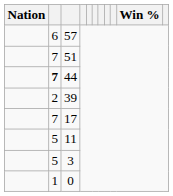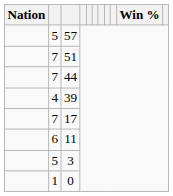(55, 35) 6 -> (55, 35) 5
(55, 77) bold -> (55, 77) normal
(55, 98) 2 -> (55, 98) 4
(55, 139) 5 -> (55, 139) 6
